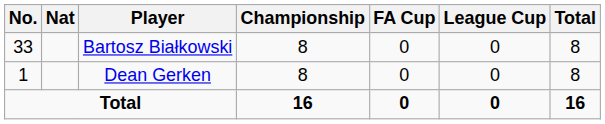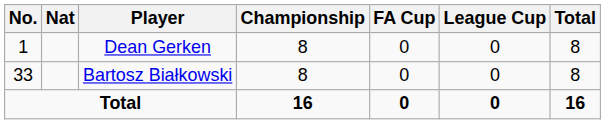rows swapped: (158, 75) <-> (158, 47)
